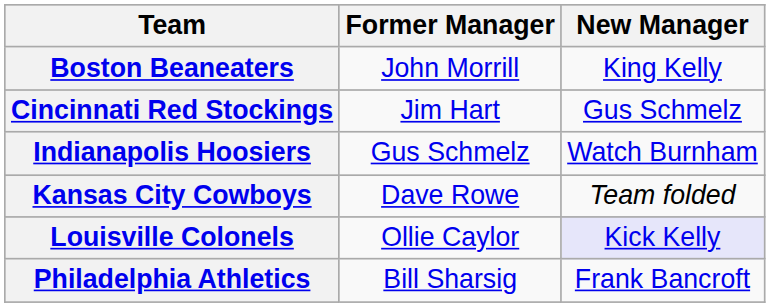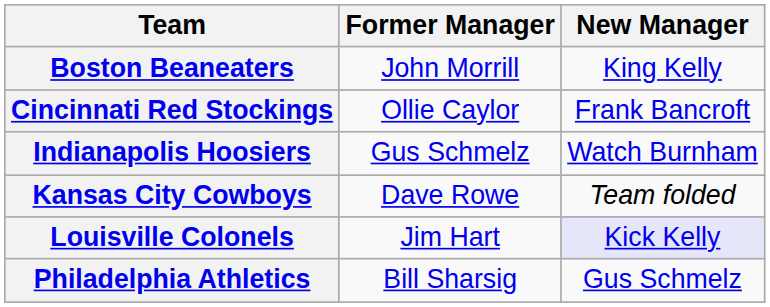(450, 110) Jim Hart -> (450, 110) Ollie Caylor
(662, 110) Gus Schmelz -> (662, 110) Frank Bancroft
(450, 237) Ollie Caylor -> (450, 237) Jim Hart
(662, 279) Frank Bancroft -> (662, 279) Gus Schmelz
